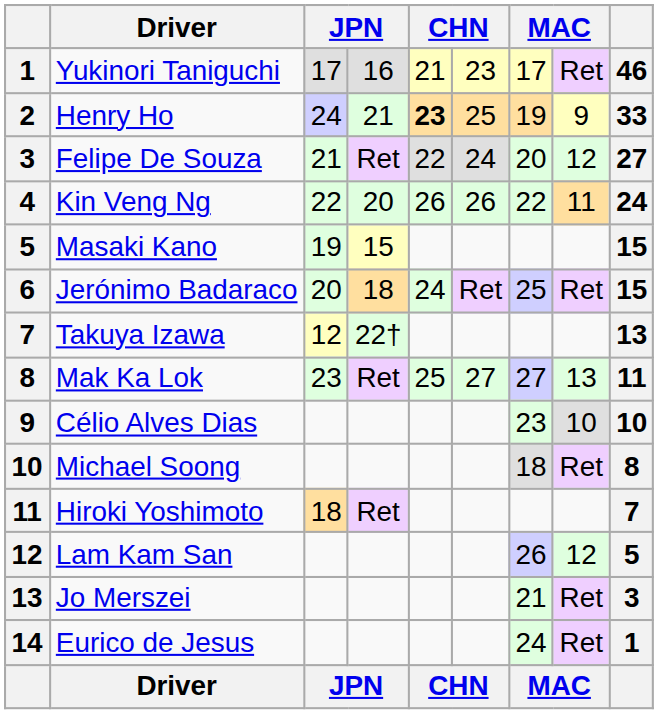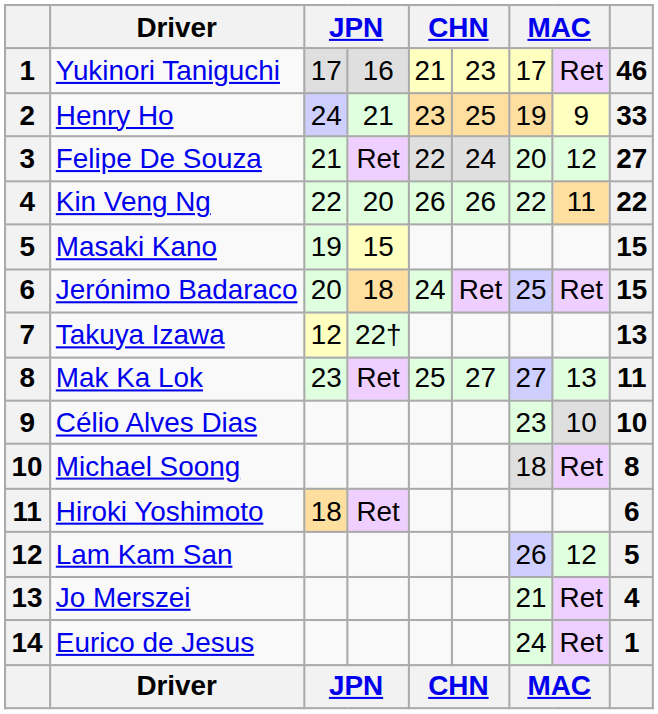(430, 114) bold -> (430, 114) normal
(632, 202) 24 -> (632, 202) 22
(632, 510) 7 -> (632, 510) 6
(632, 598) 3 -> (632, 598) 4
